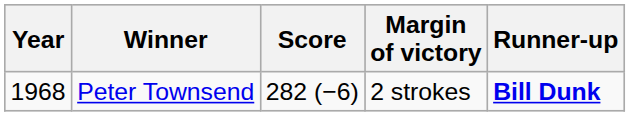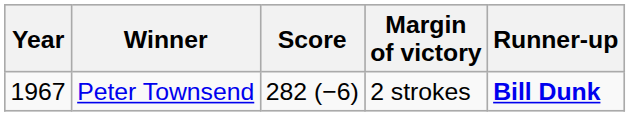(38, 92) 1968 -> (38, 92) 1967
